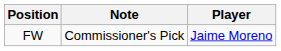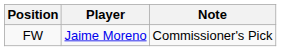columns swapped: (231, 14) <-> (124, 14)
